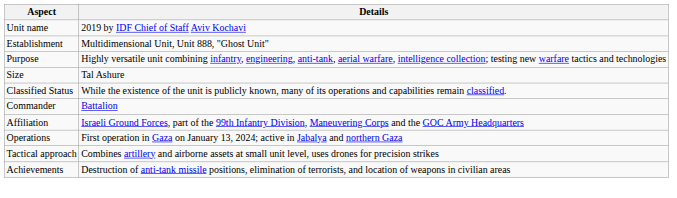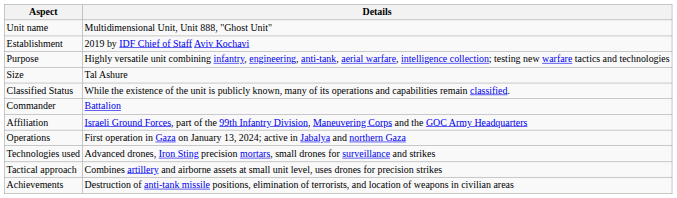(164, 28) 2019 by IDF Chief of Staff Aviv Kochavi -> (178, 28) Multidimensional Unit, Unit 888, "Ghost Unit"
(175, 43) Multidimensional Unit, Unit 888, "Ghost Unit" -> (167, 43) 2019 by IDF Chief of Staff Aviv Kochavi
+ row: (43, 153)
